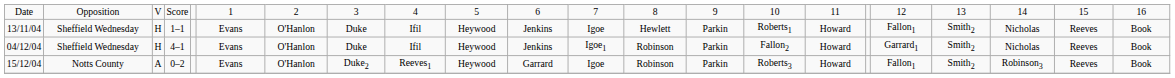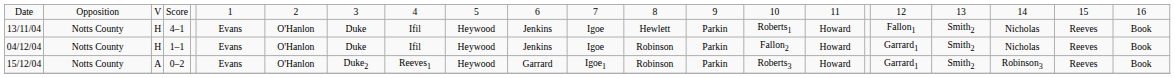(98, 29) Sheffield Wednesday -> (98, 29) Notts County
(177, 29) 1–1 -> (177, 29) 4–1
(98, 47) Sheffield Wednesday -> (98, 47) Notts County
(177, 47) 4–1 -> (177, 47) 1–1
(596, 47) Igoe1 -> (596, 47) Igoe
(596, 65) Igoe -> (596, 65) Igoe1
(901, 65) Fallon1 -> (901, 65) Garrard1
